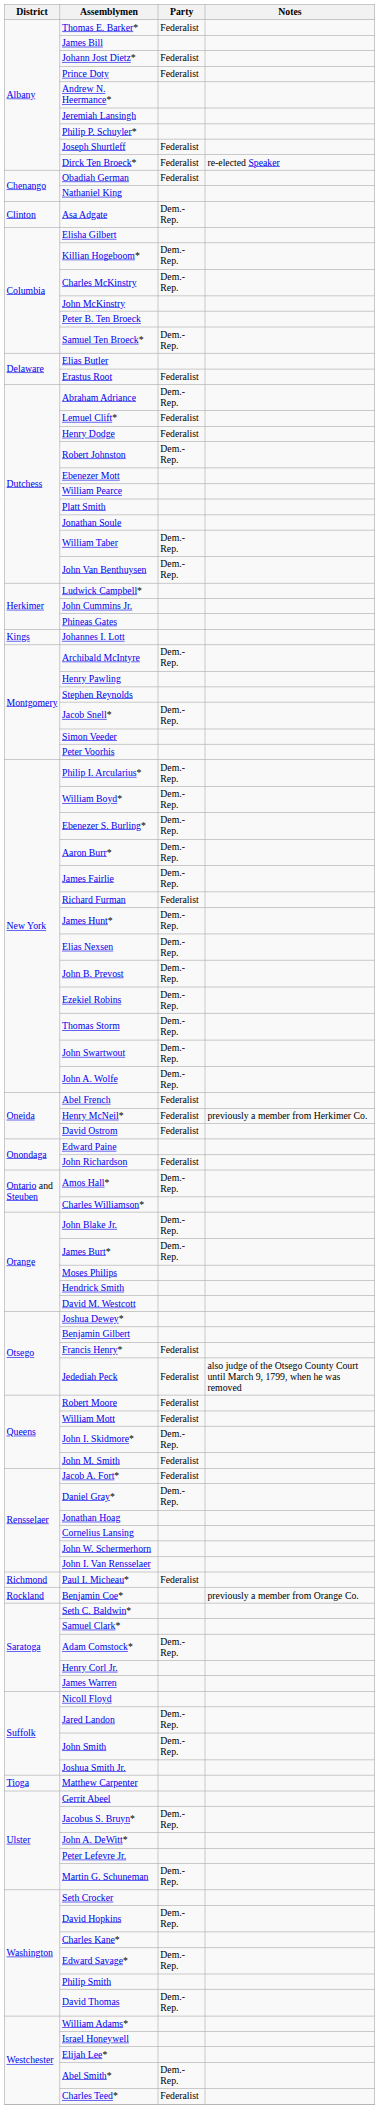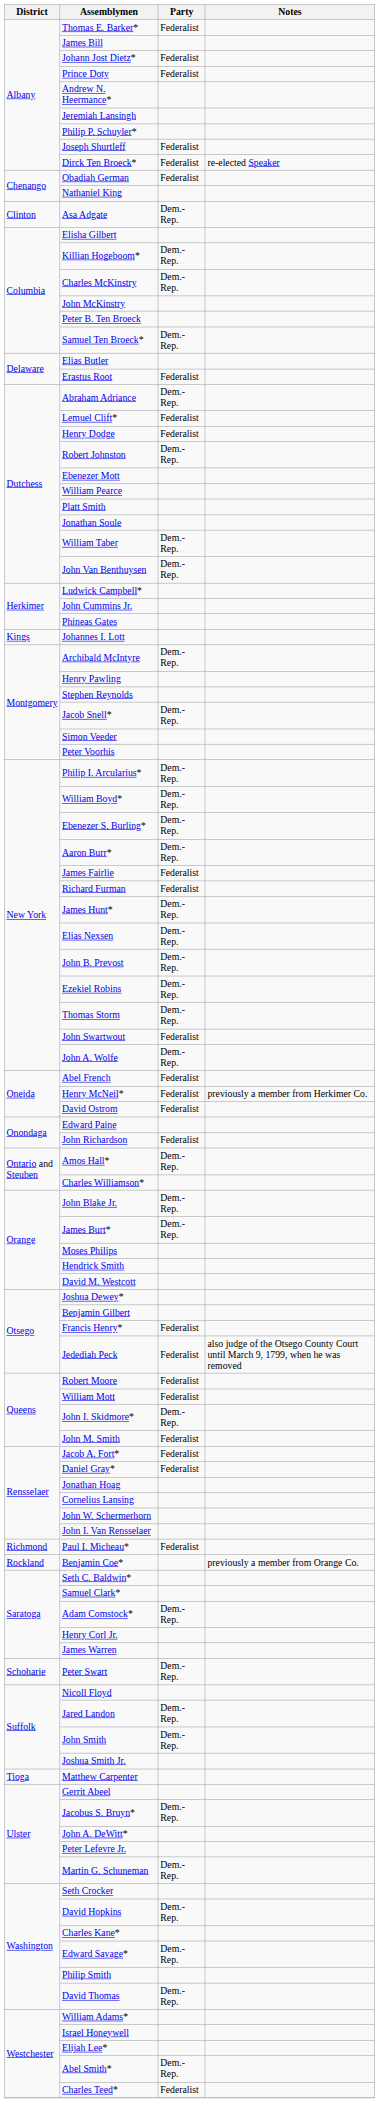(173, 878) Dem.-Rep. -> (180, 873) Federalist
(173, 1053) Dem.-Rep. -> (180, 1036) Federalist
(173, 1497) Dem.-Rep. -> (180, 1469) Federalist
+ row: (85, 1671)
